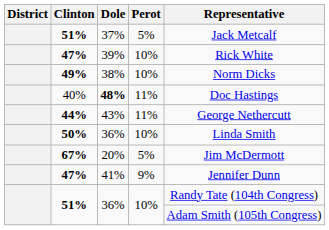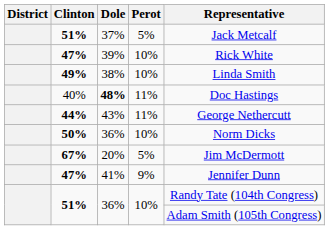(244, 74) Norm Dicks -> (244, 74) Linda Smith
(244, 134) Linda Smith -> (244, 134) Norm Dicks
